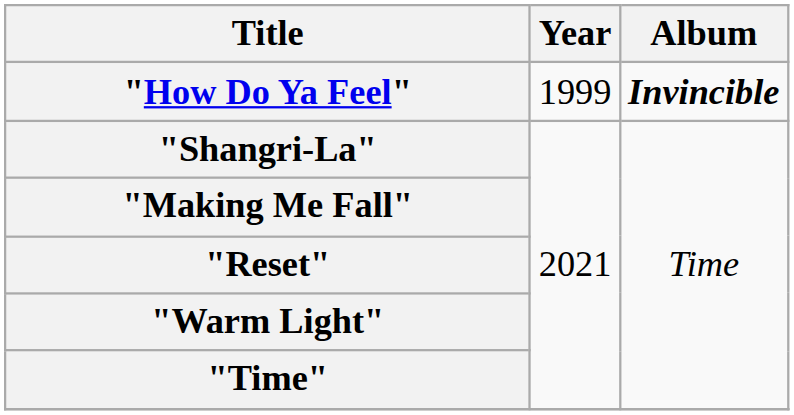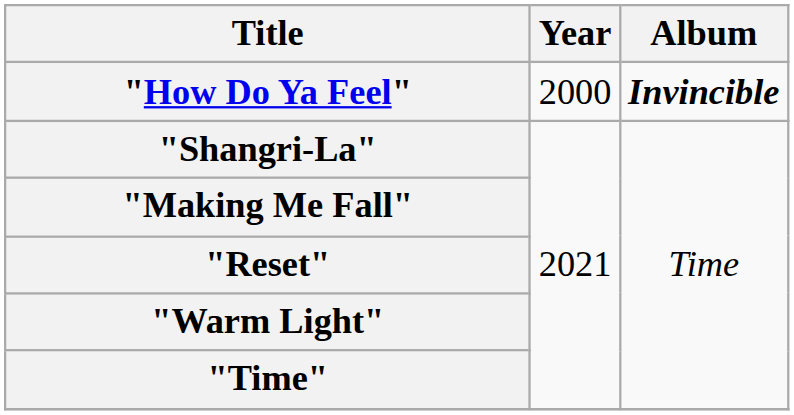(575, 90) 1999 -> (575, 90) 2000
